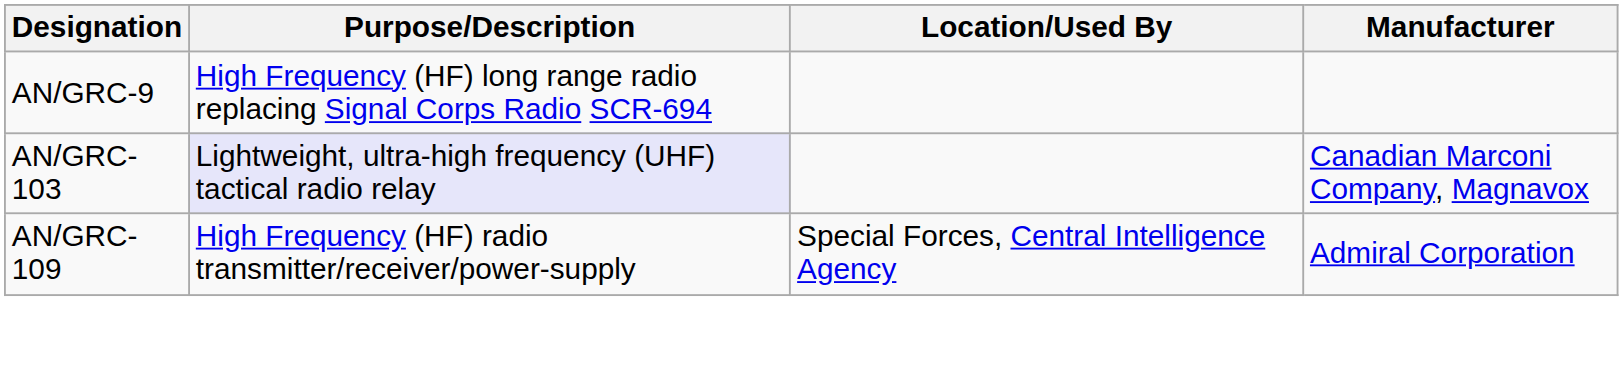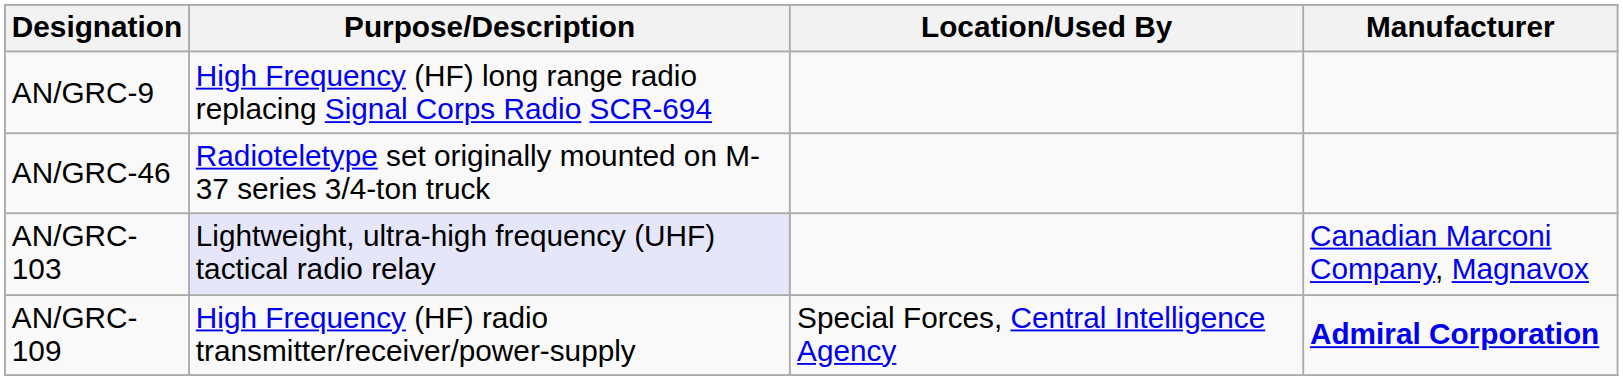+ row: (91, 172)
(1442, 253) normal -> (1455, 334) bold
